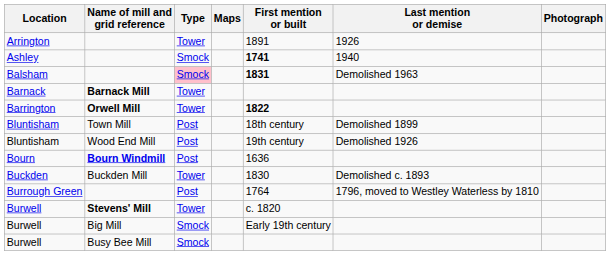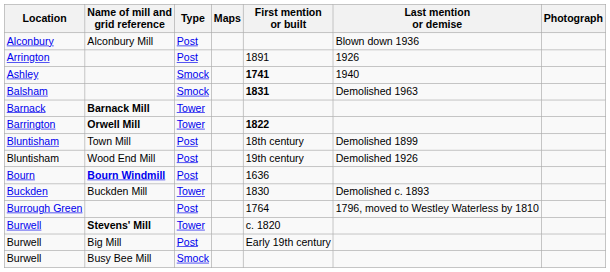+ row: (30, 41)
(191, 41) Tower -> (187, 58) Post
(193, 74) pink background -> (193, 91) no background
(193, 225) Smock -> (187, 242) Post
